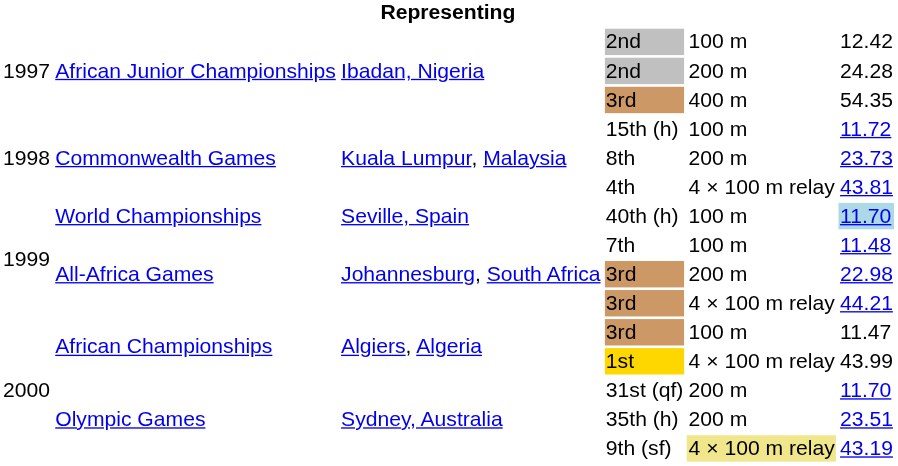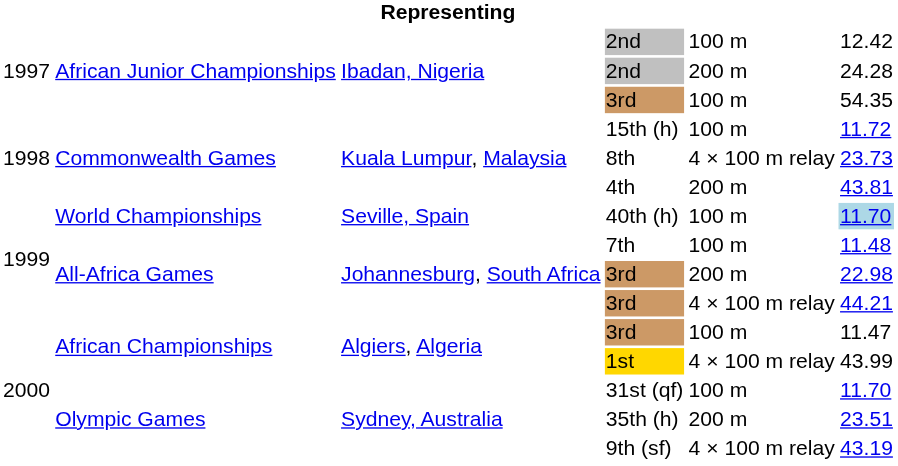(718, 99) 400 m -> (718, 99) 100 m
(718, 157) 200 m -> (762, 157) 4 × 100 m relay
(762, 186) 4 × 100 m relay -> (718, 186) 200 m
(718, 390) 200 m -> (718, 390) 100 m
(762, 448) khaki background -> (762, 448) no background
